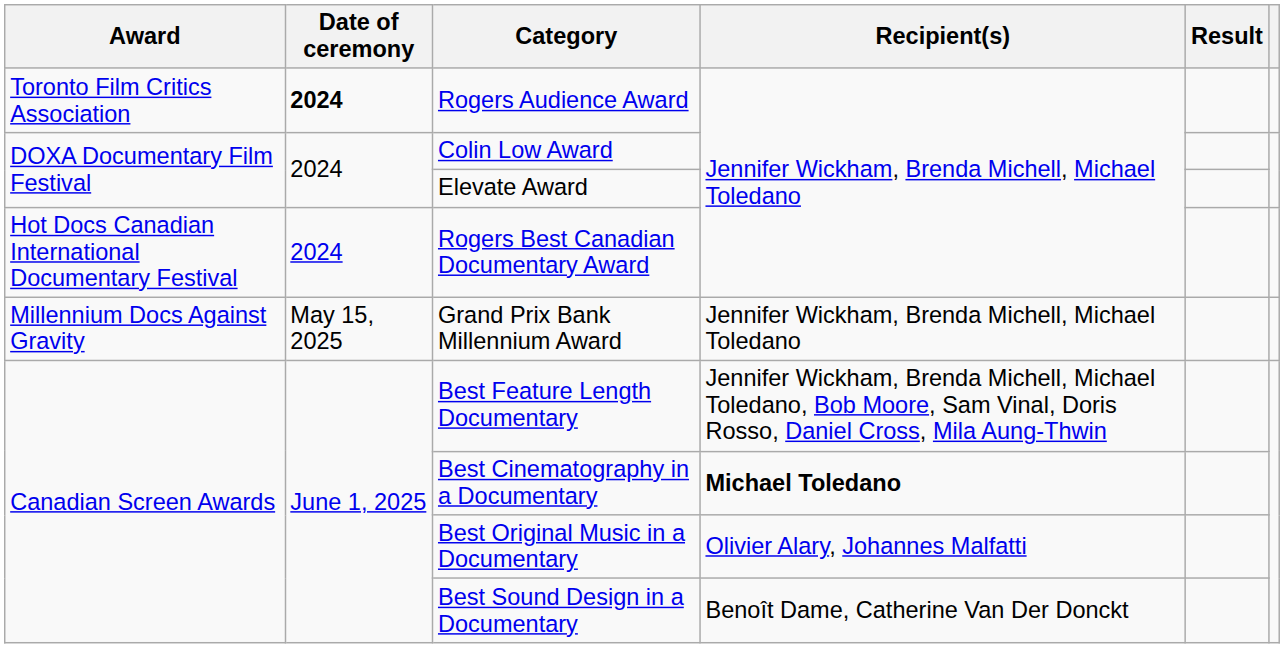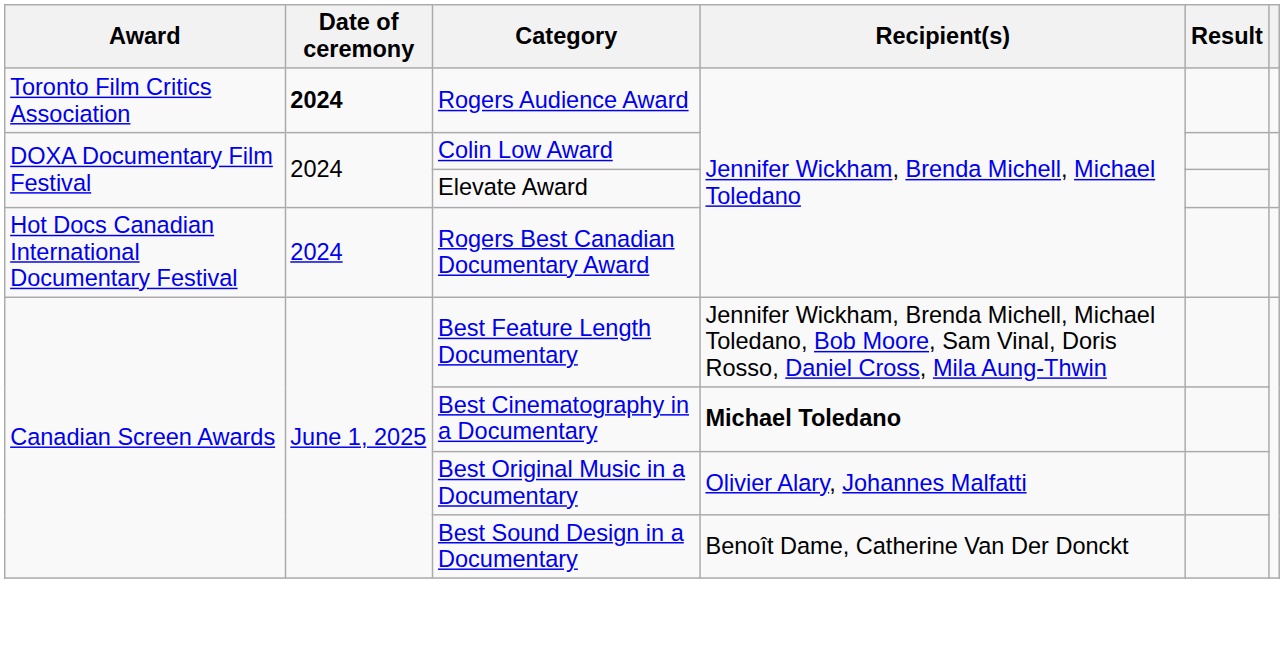- row: (530, 328)
